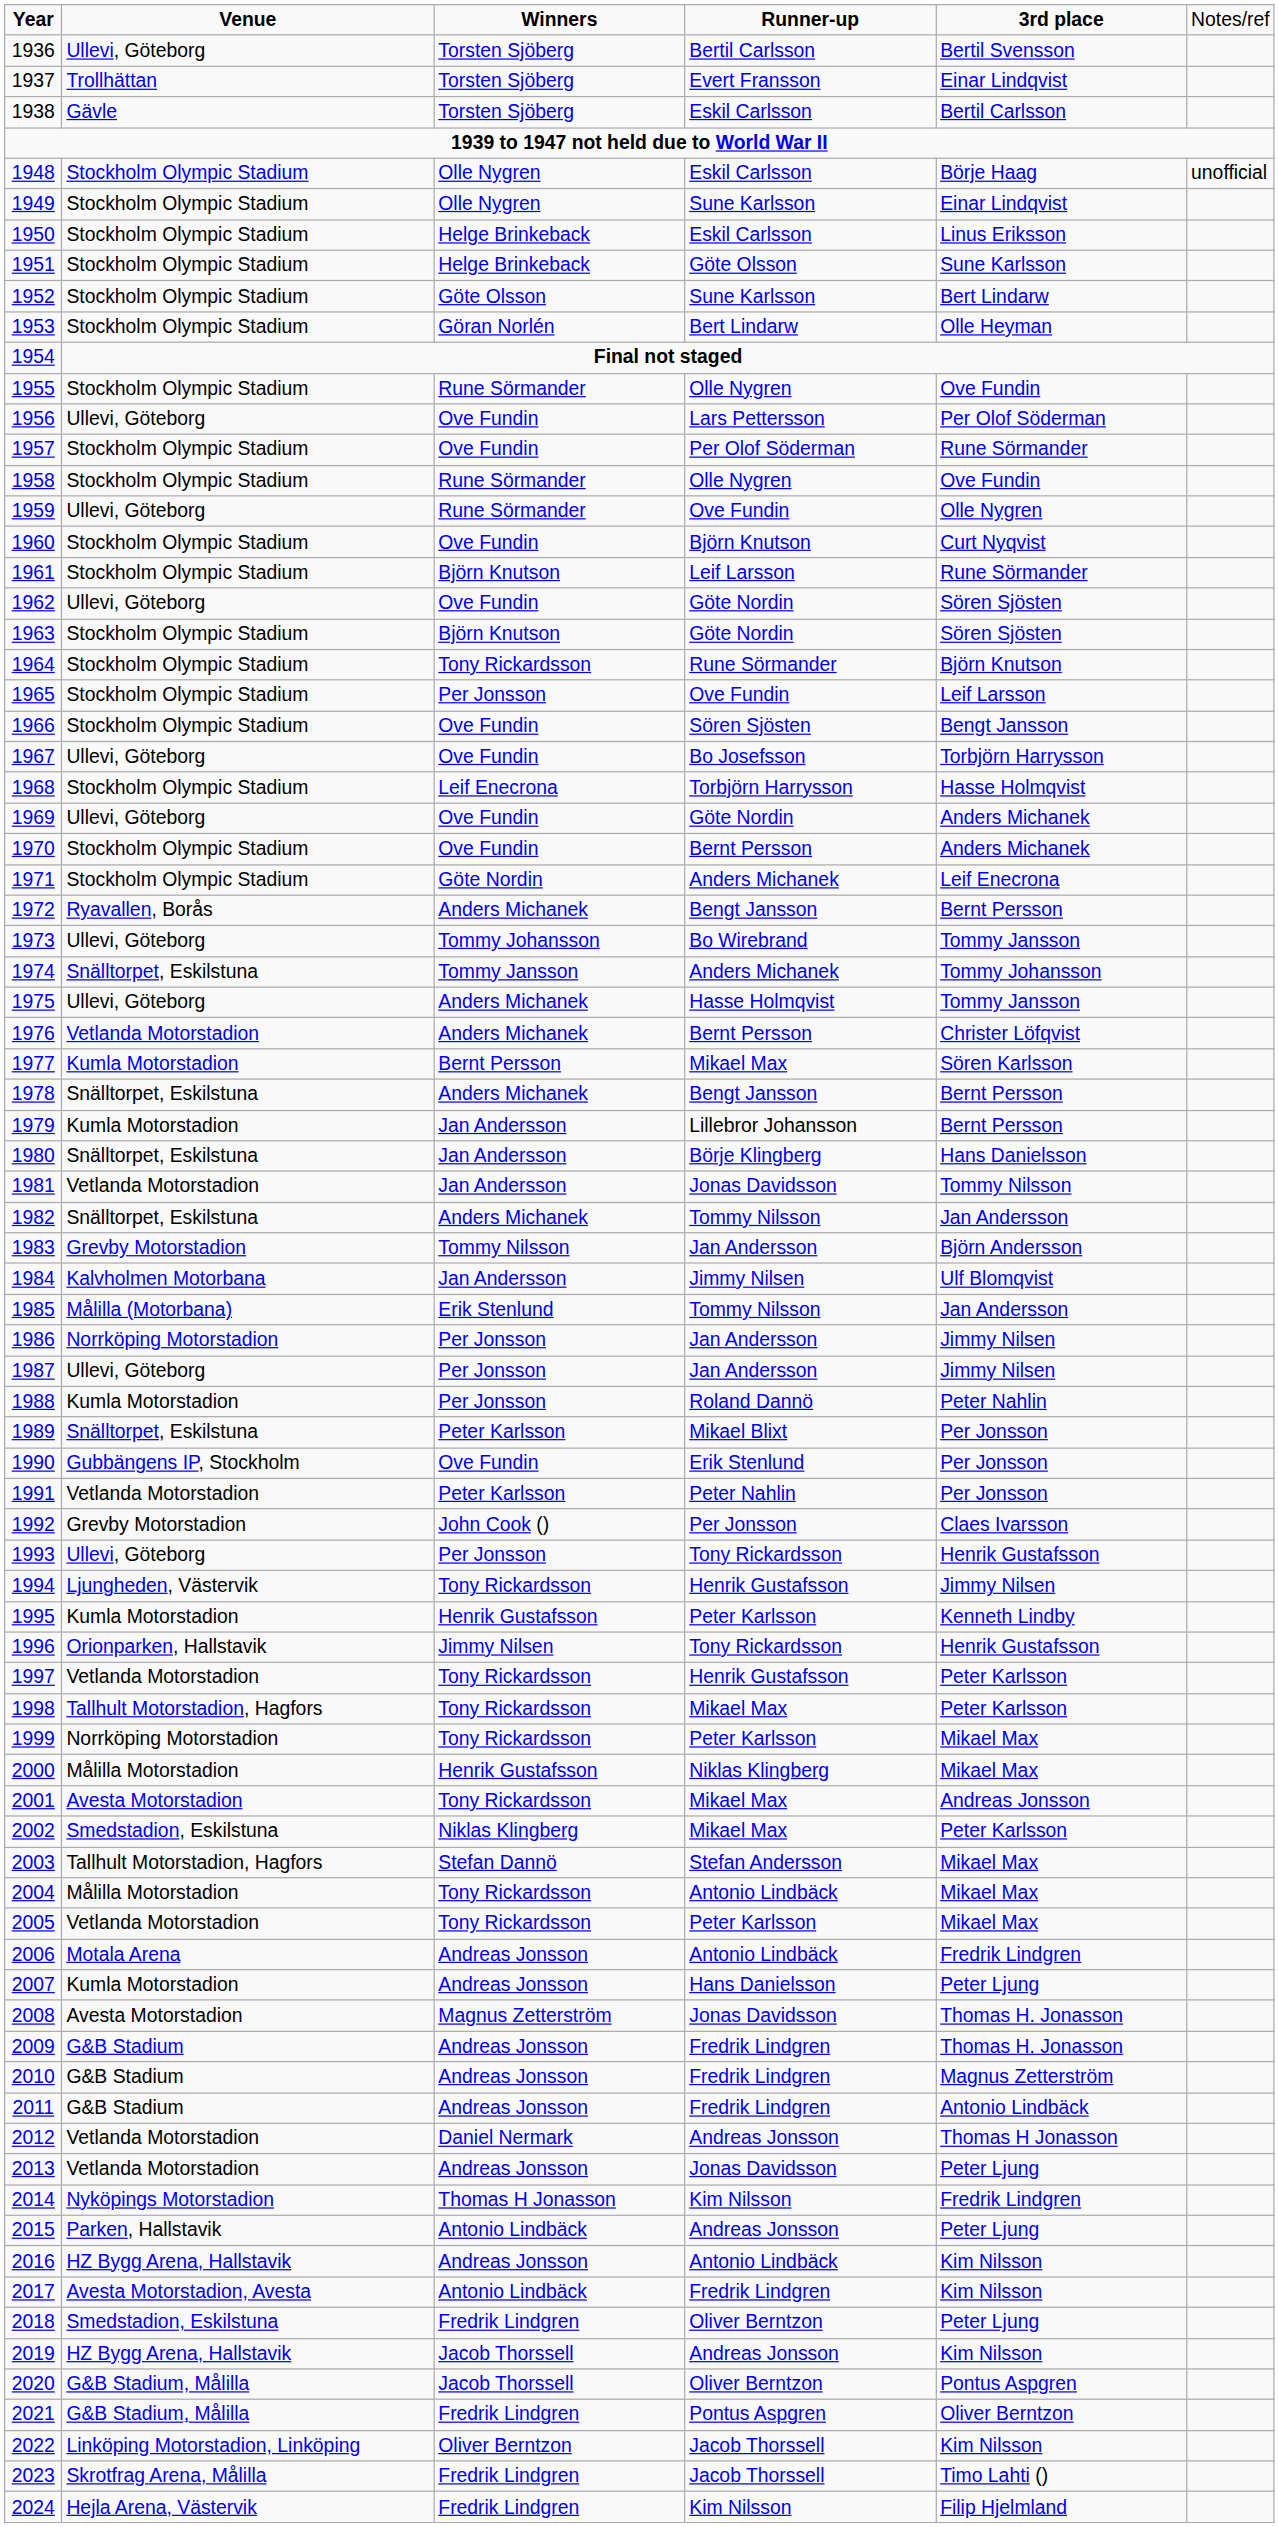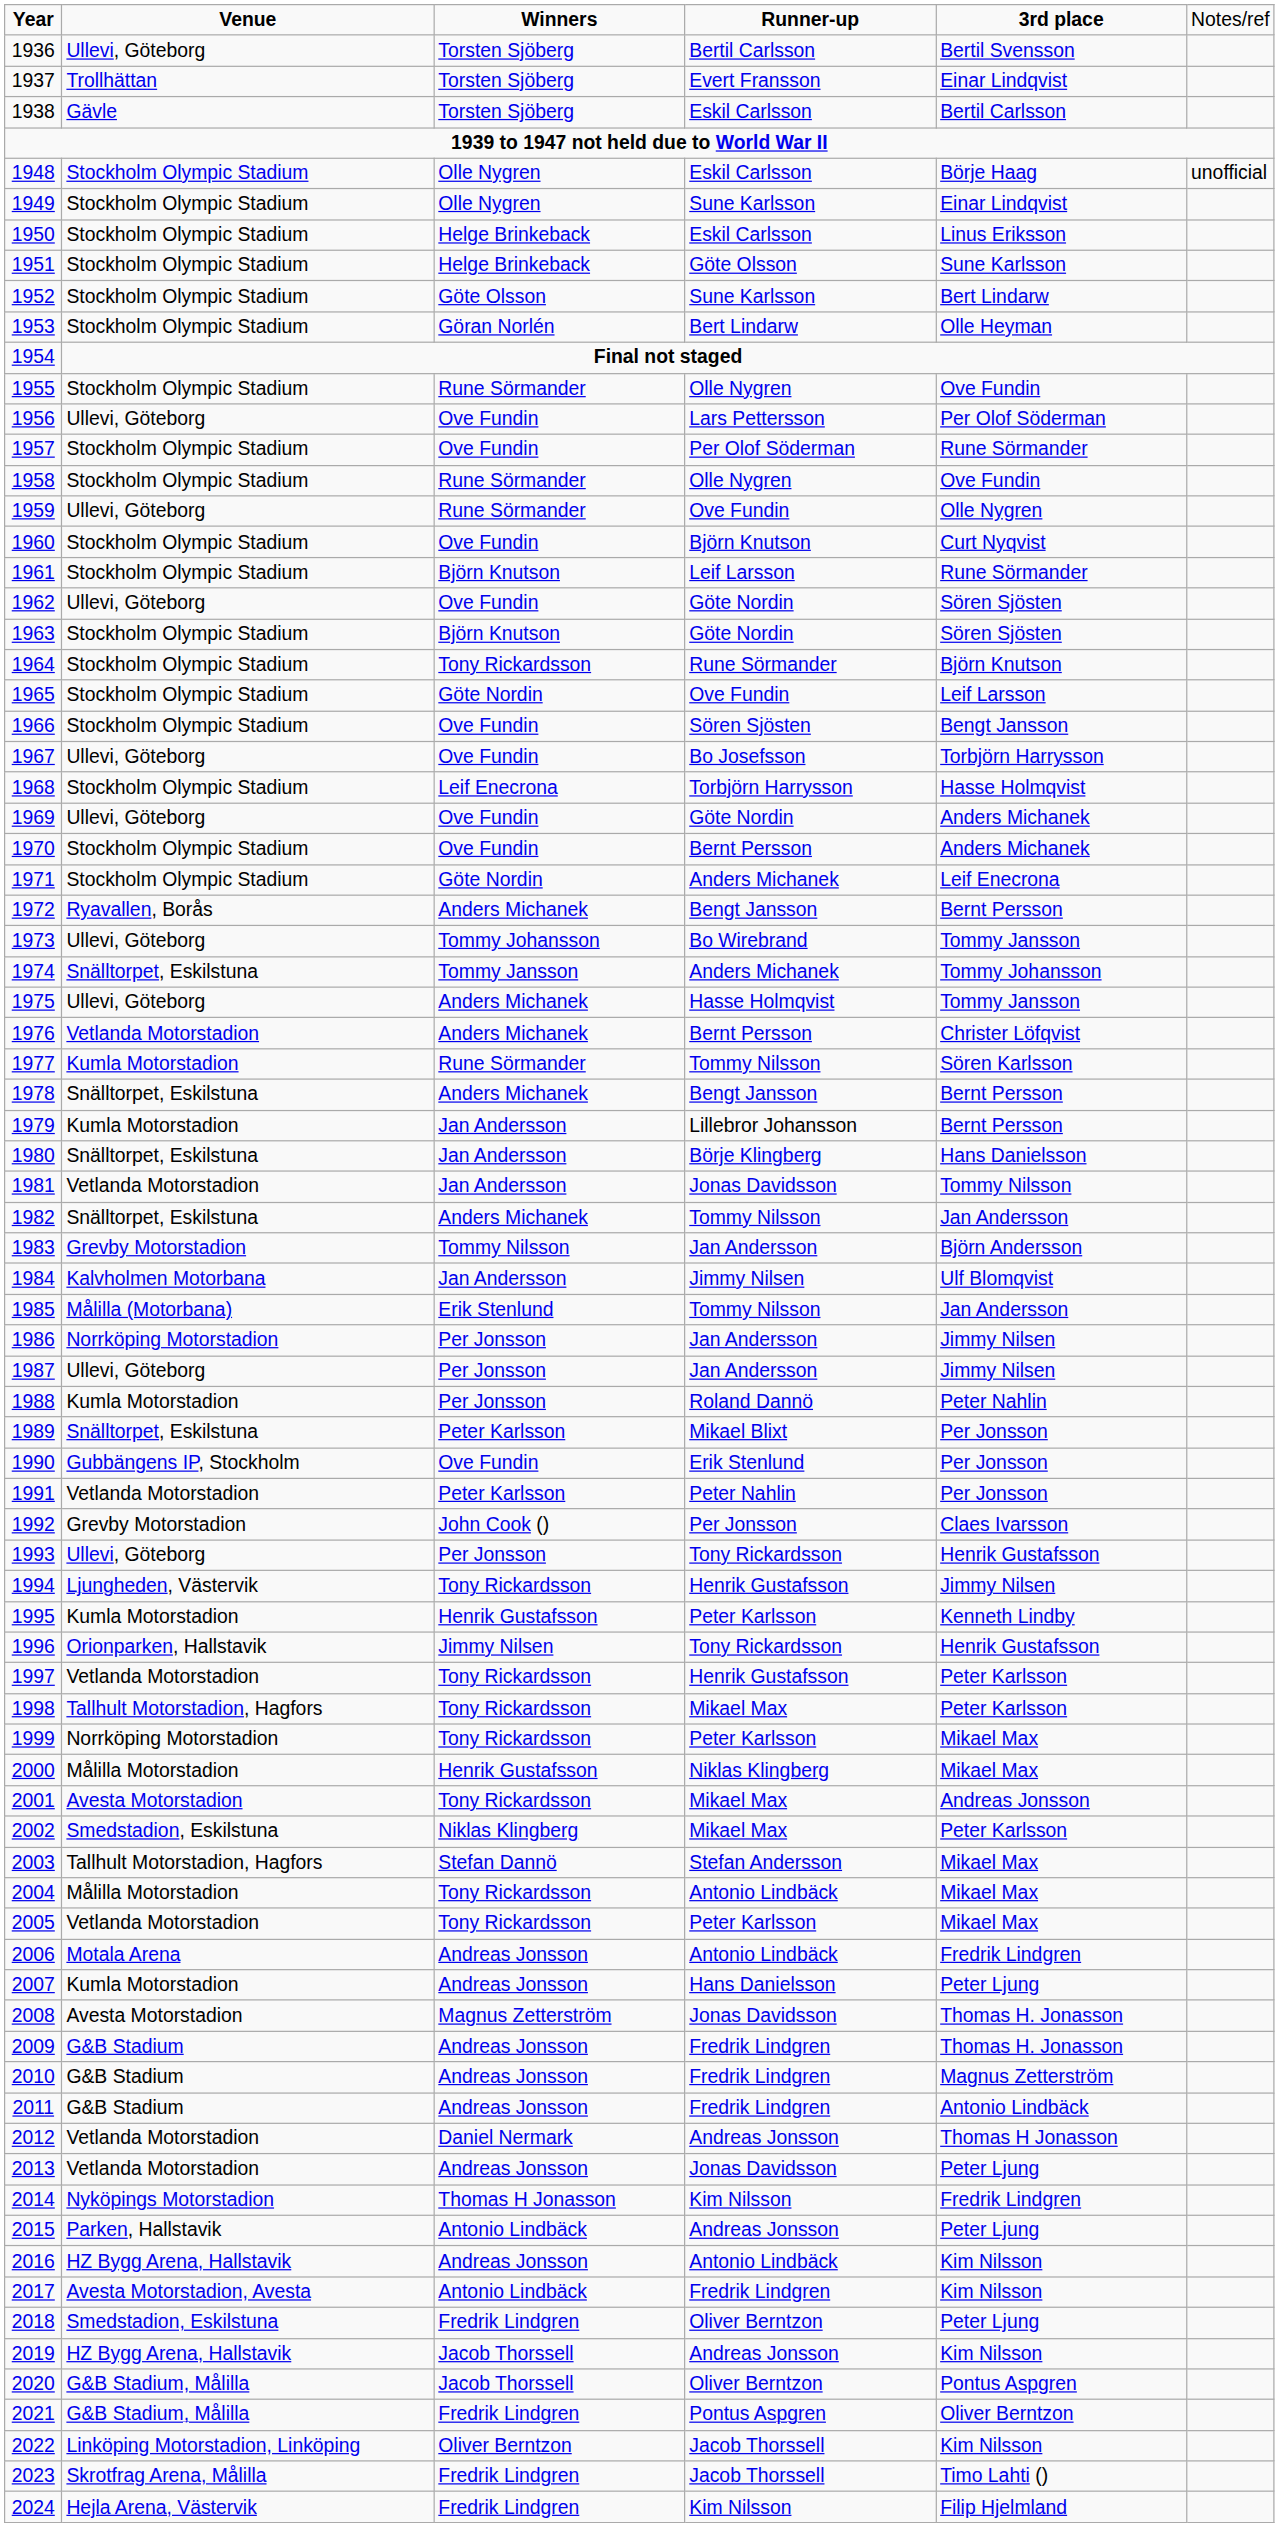(492, 695) Per Jonsson -> (491, 695) Göte Nordin
(500, 1063) Bernt Persson -> (512, 1063) Rune Sörmander
(738, 1063) Mikael Max -> (755, 1063) Tommy Nilsson
